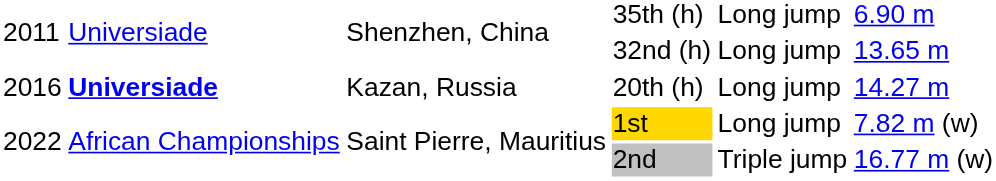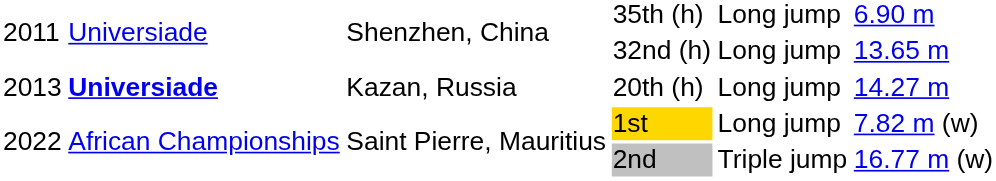(32, 87) 2016 -> (32, 87) 2013
